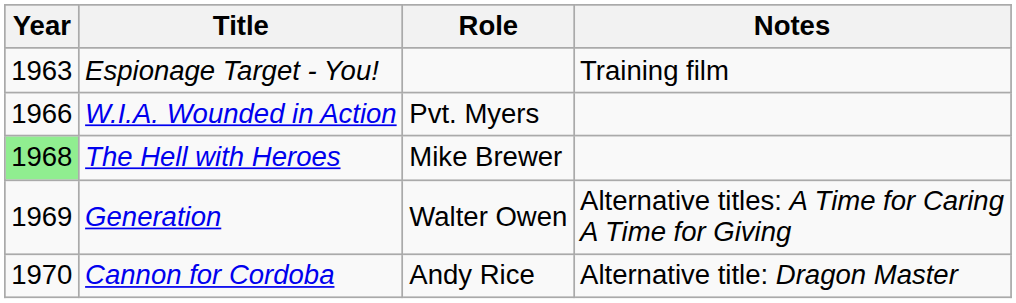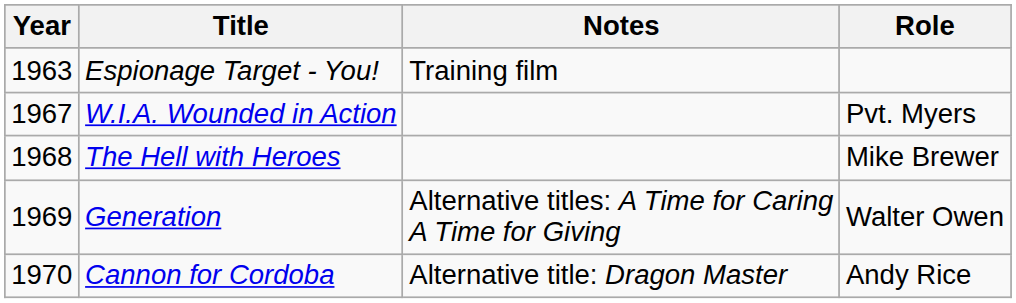columns swapped: (488, 26) <-> (792, 26)
(42, 113) 1966 -> (42, 113) 1967
(42, 157) lightgreen background -> (42, 157) no background
